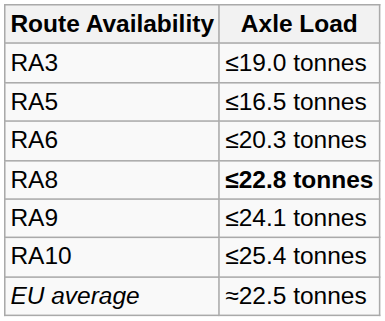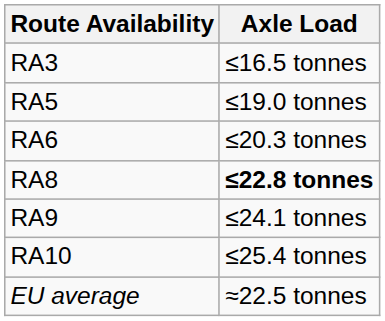(296, 62) ≤19.0 tonnes -> (296, 62) ≤16.5 tonnes
(296, 101) ≤16.5 tonnes -> (296, 101) ≤19.0 tonnes
